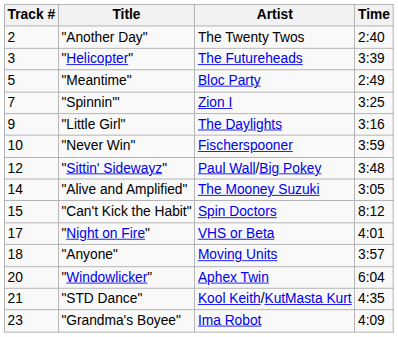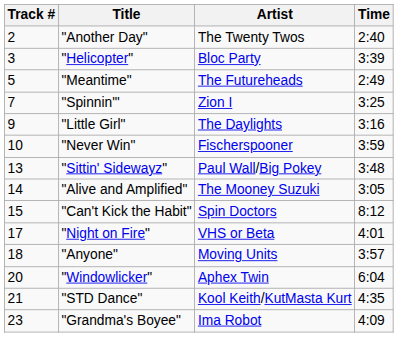(250, 59) The Futureheads -> (229, 59) Bloc Party
(229, 80) Bloc Party -> (250, 80) The Futureheads
(15, 168) 12 -> (15, 168) 13
